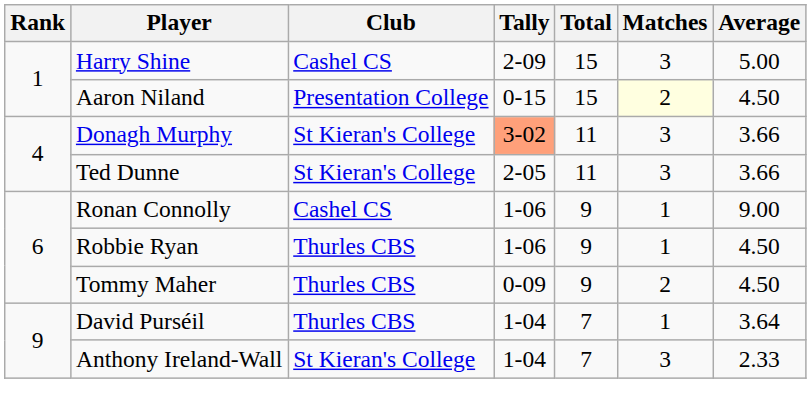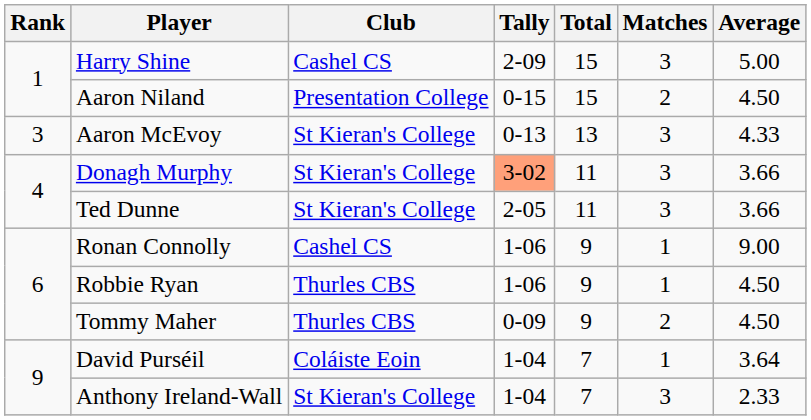(665, 97) lightyellow background -> (665, 97) no background
+ row: (149, 135)
(354, 321) Thurles CBS -> (357, 358) Coláiste Eoin
